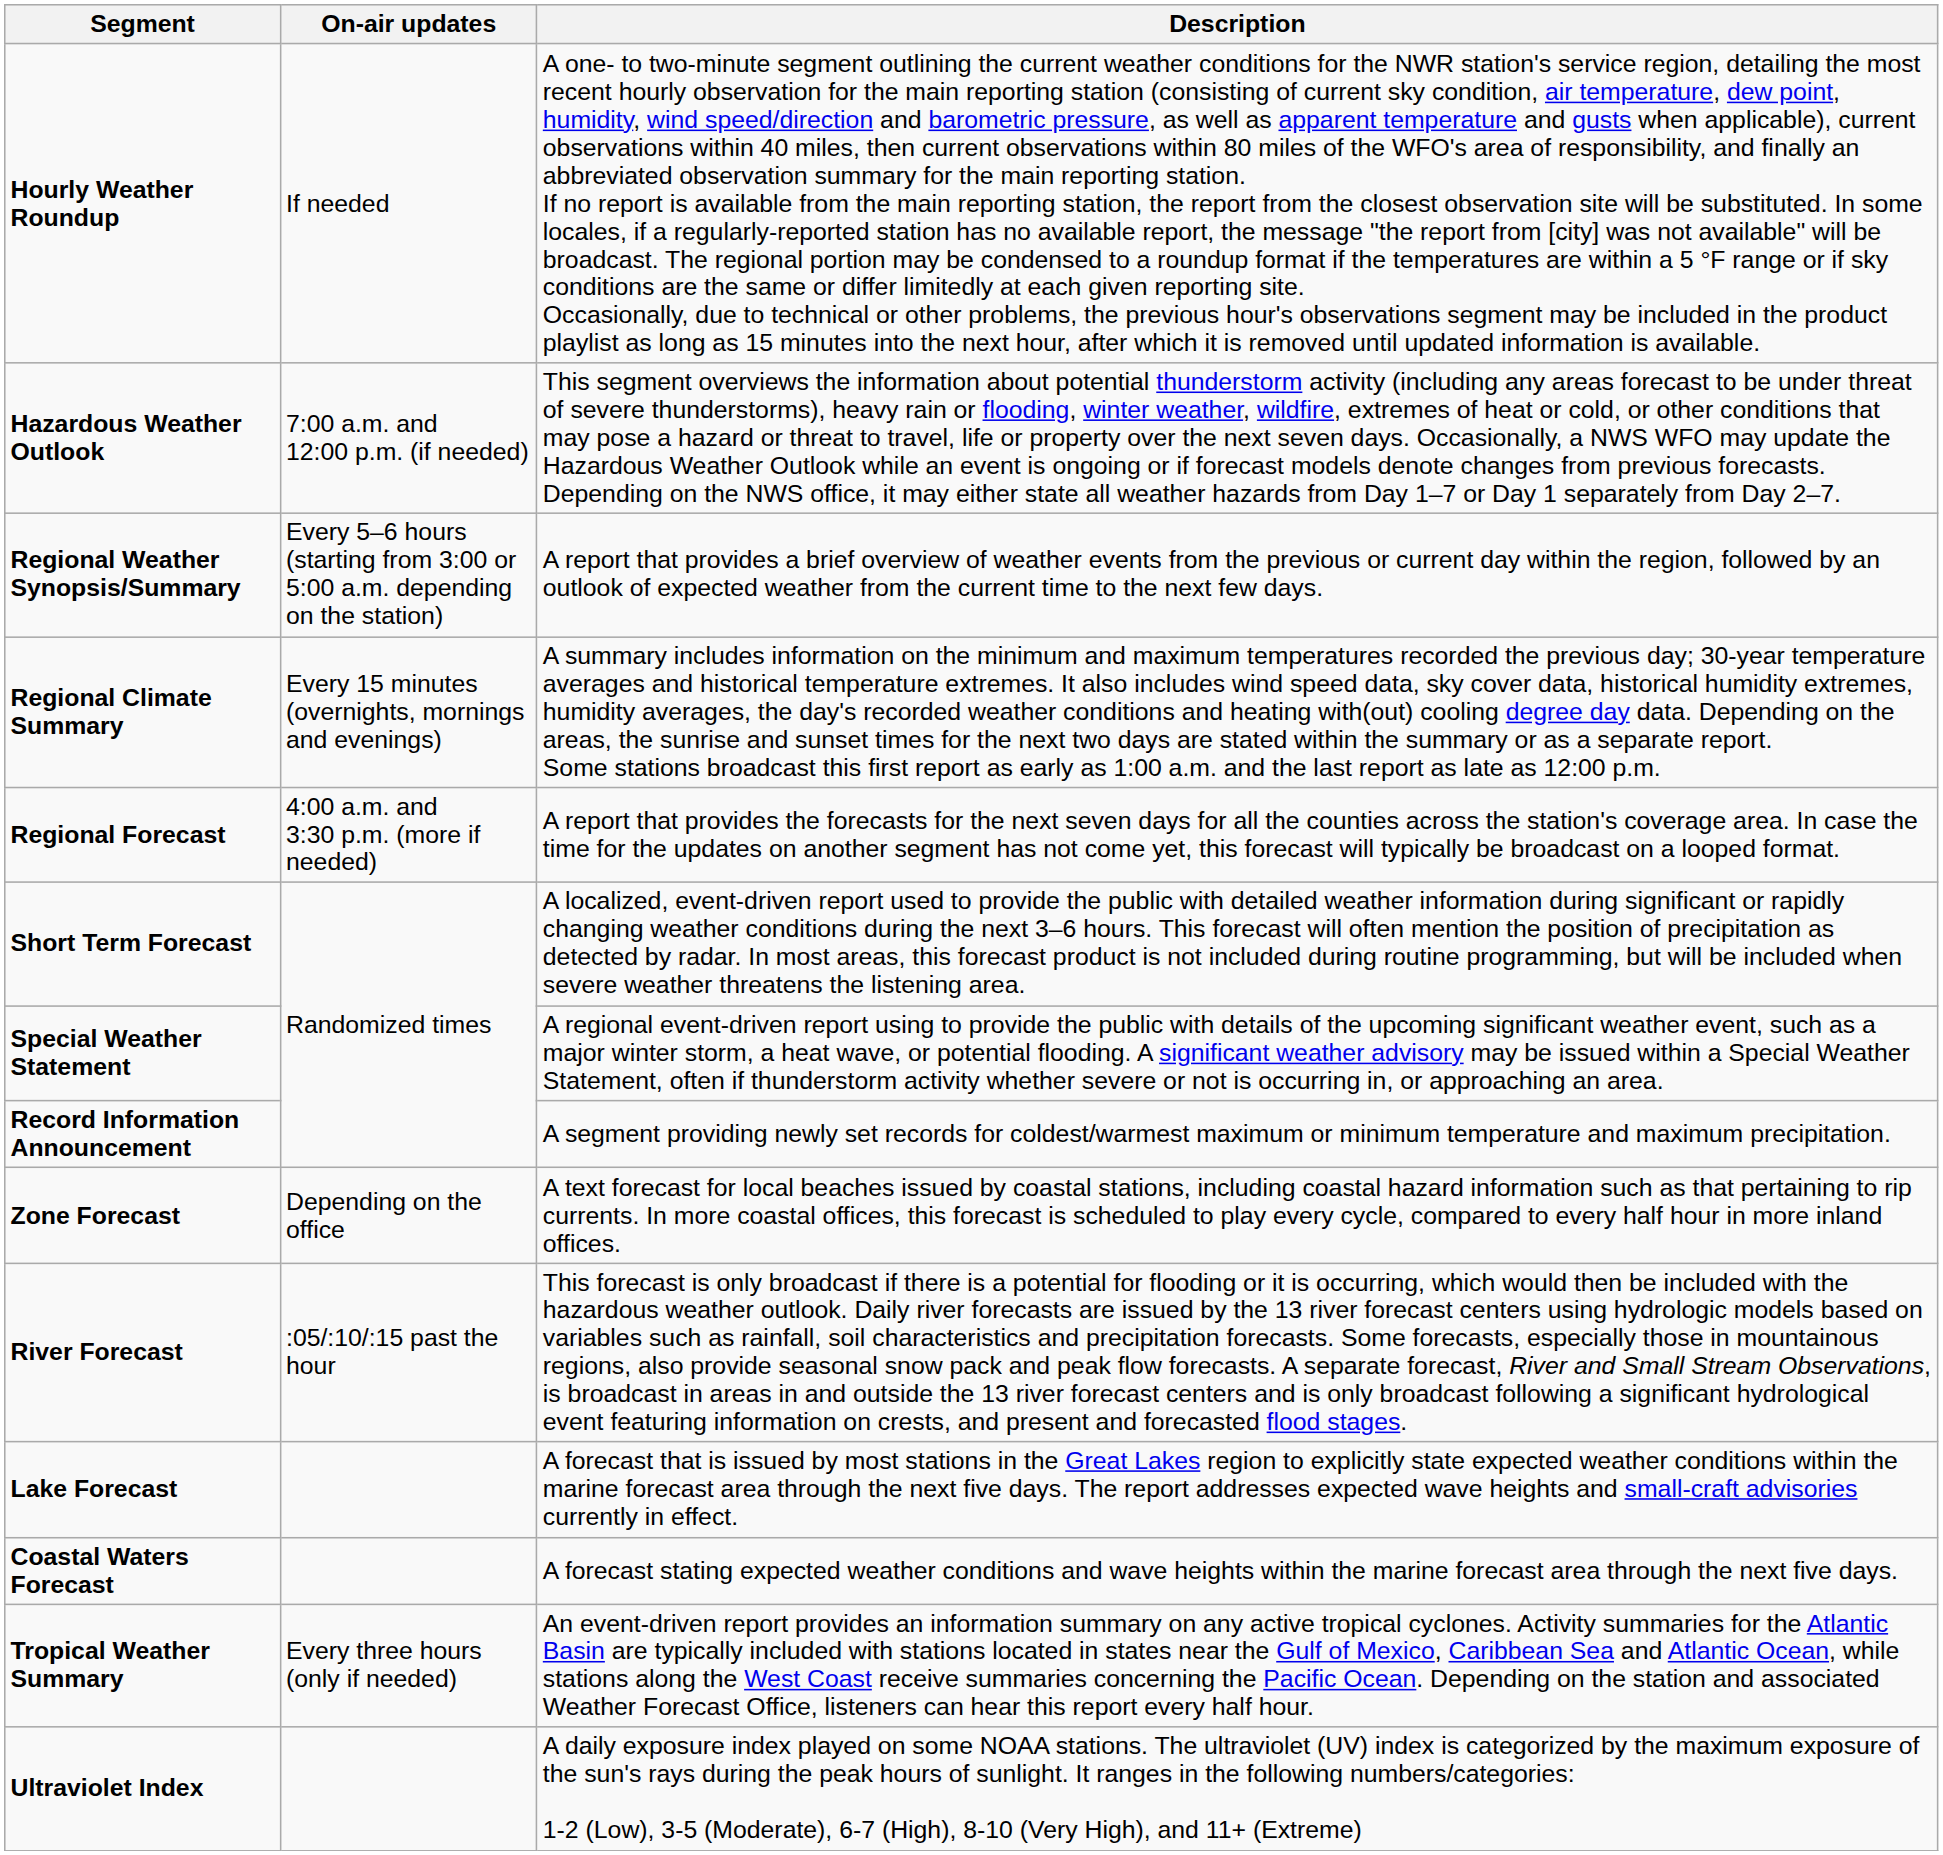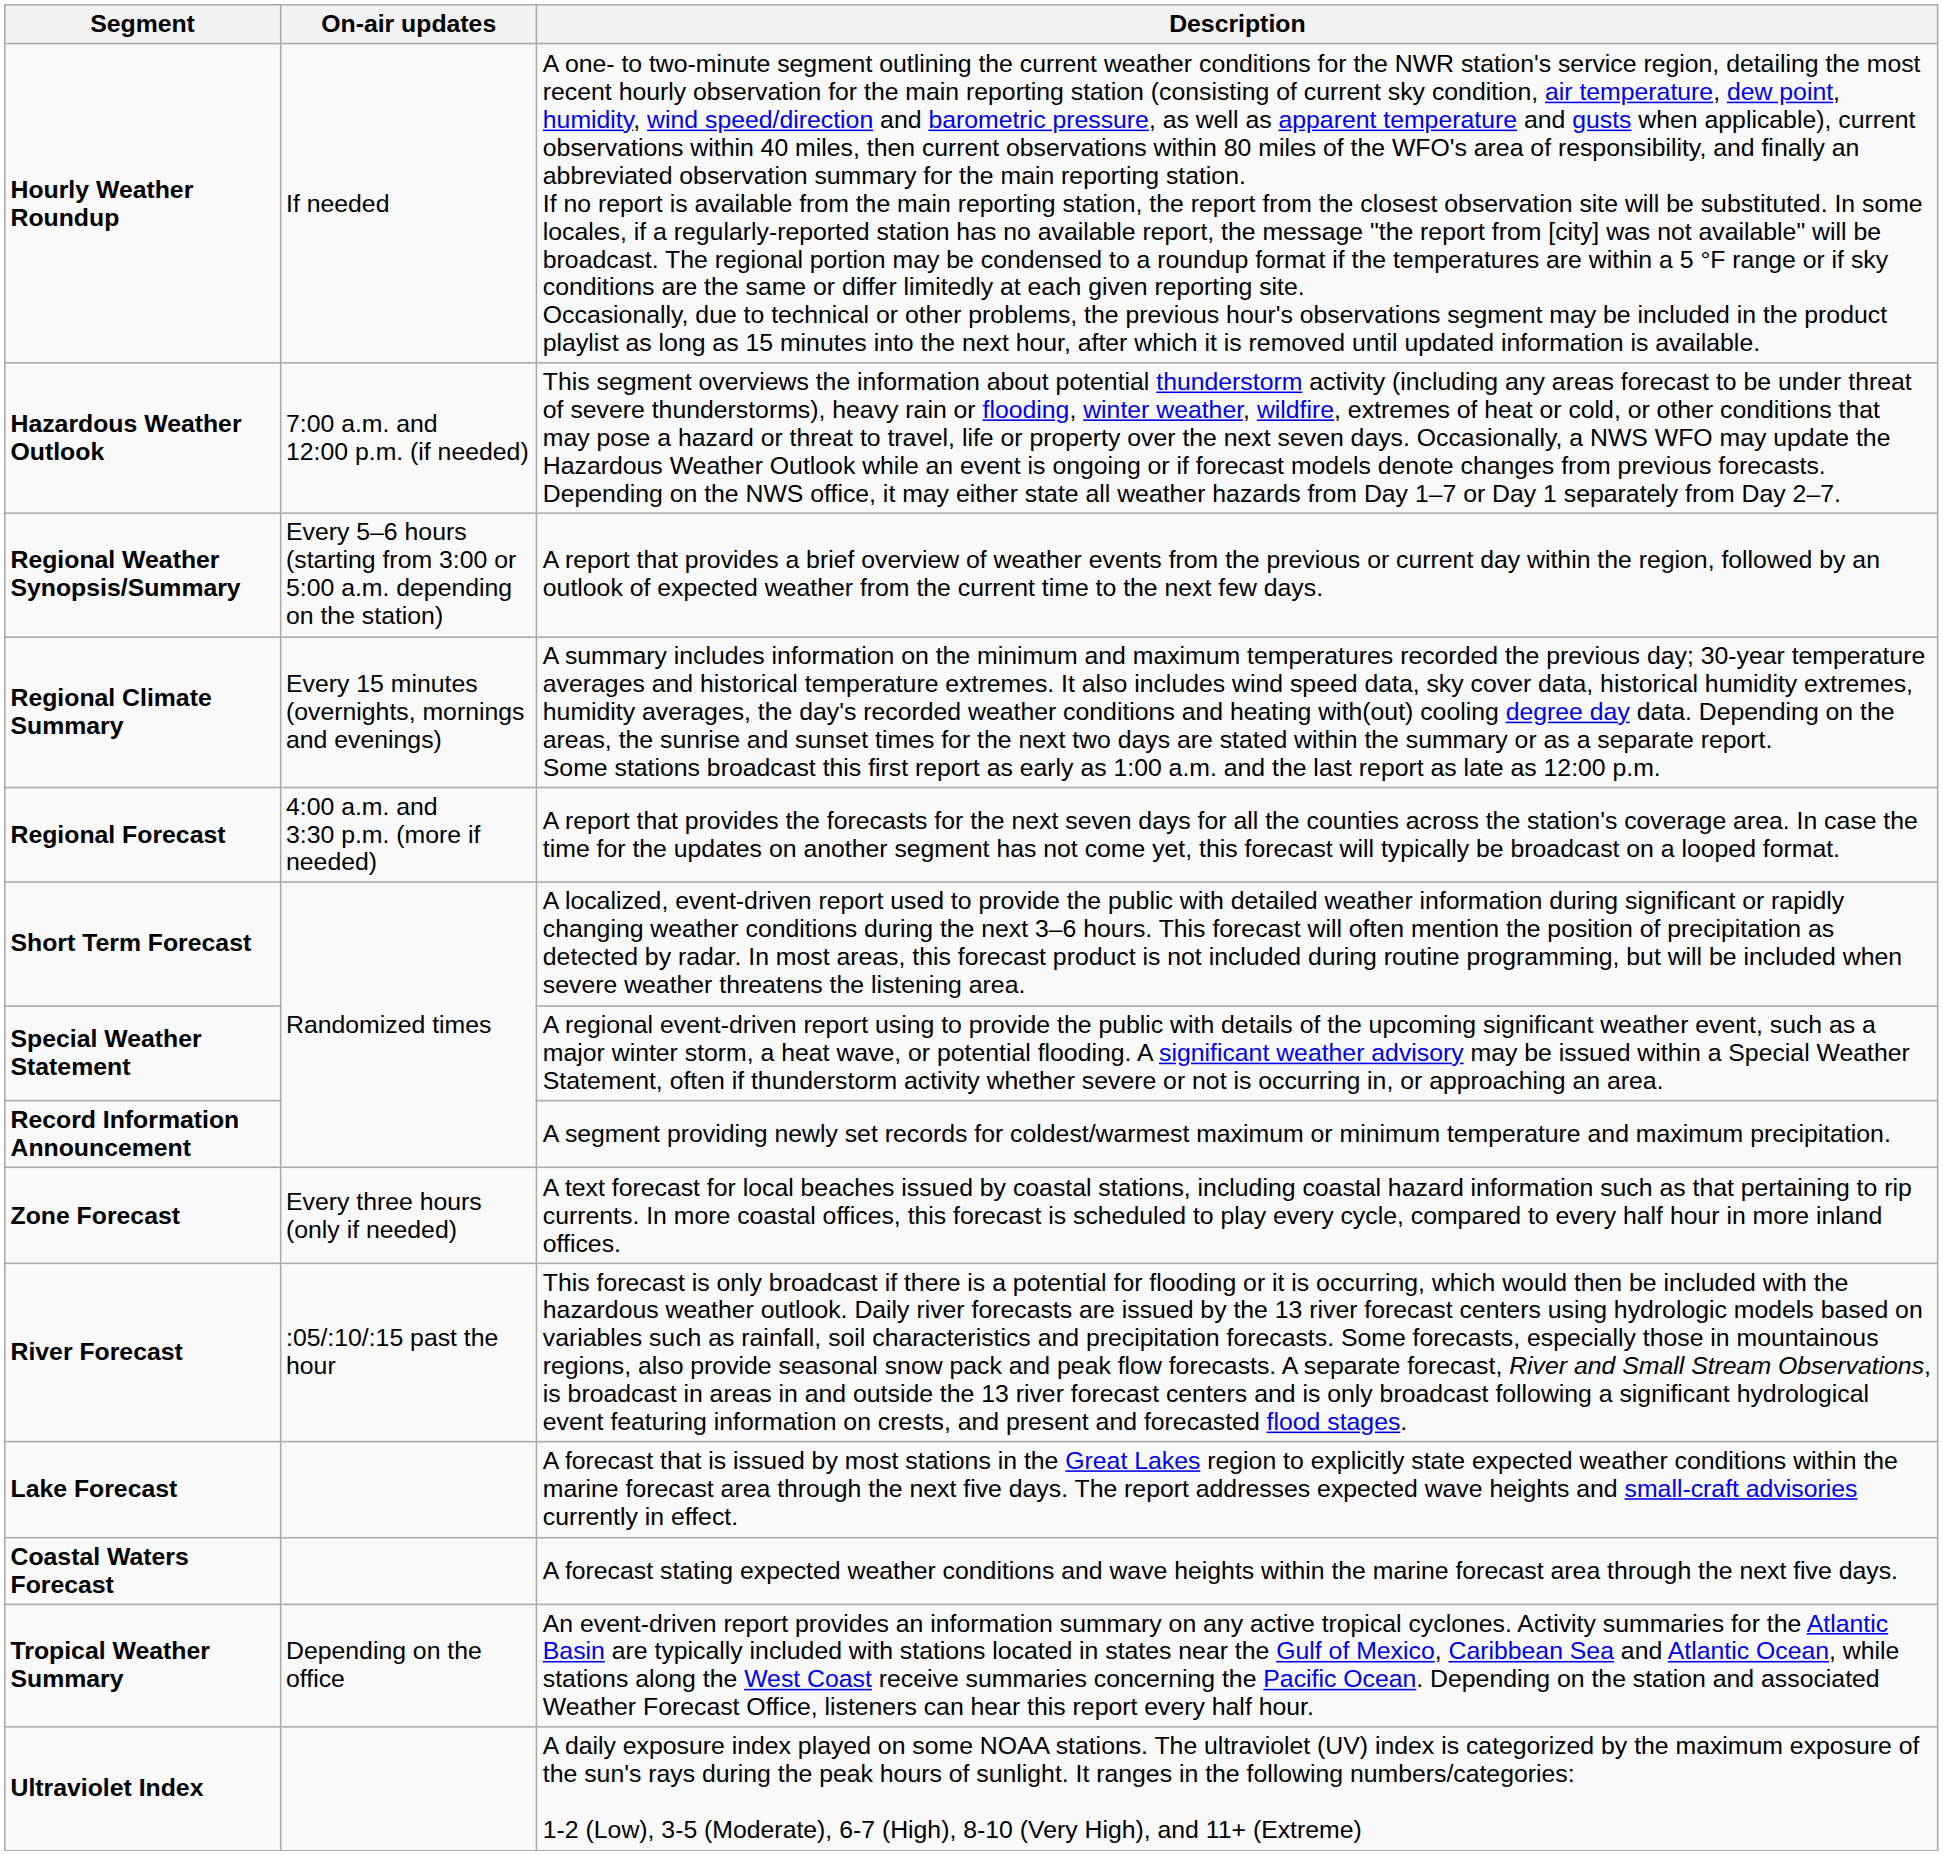(384, 1215) Depending on the office -> (384, 1215) Every three hours (only if needed)
(384, 1665) Every three hours (only if needed) -> (384, 1665) Depending on the office
